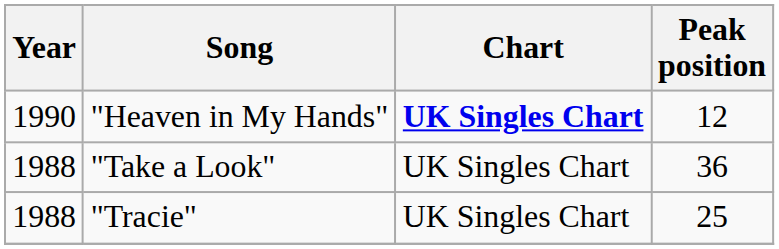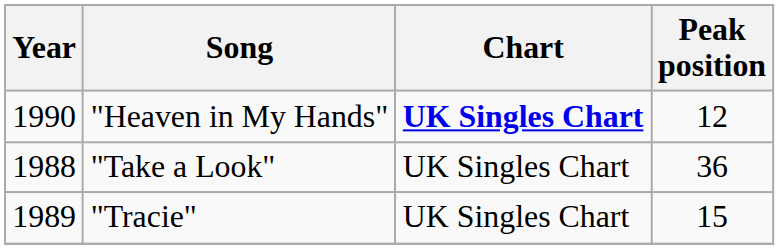(44, 217) 1988 -> (44, 217) 1989
(712, 217) 25 -> (712, 217) 15
